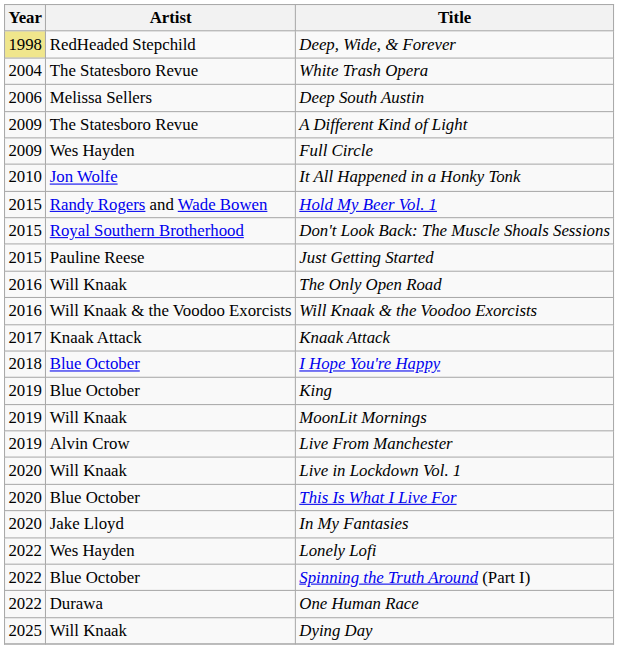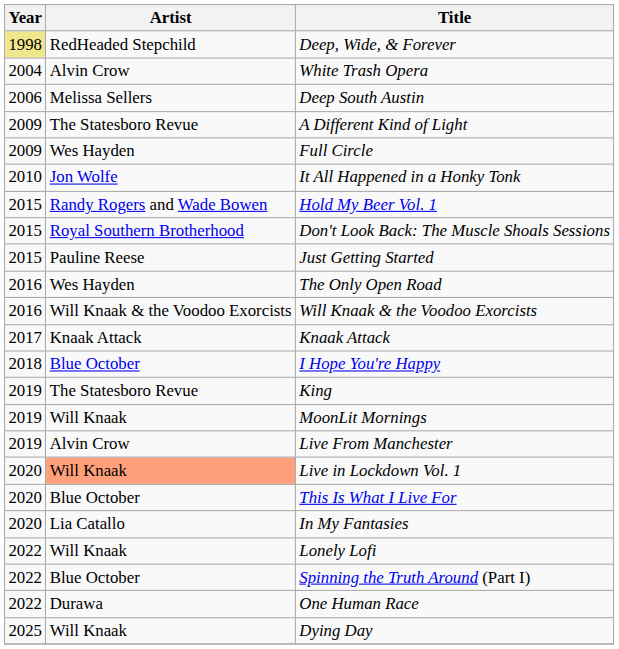(124, 71) The Statesboro Revue -> (90, 71) Alvin Crow
(88, 284) Will Knaak -> (92, 284) Wes Hayden
(95, 390) Blue October -> (124, 390) The Statesboro Revue
(88, 470) no background -> (88, 470) lightsalmon background
(87, 524) Jake Lloyd -> (87, 524) Lia Catallo
(92, 550) Wes Hayden -> (88, 550) Will Knaak
